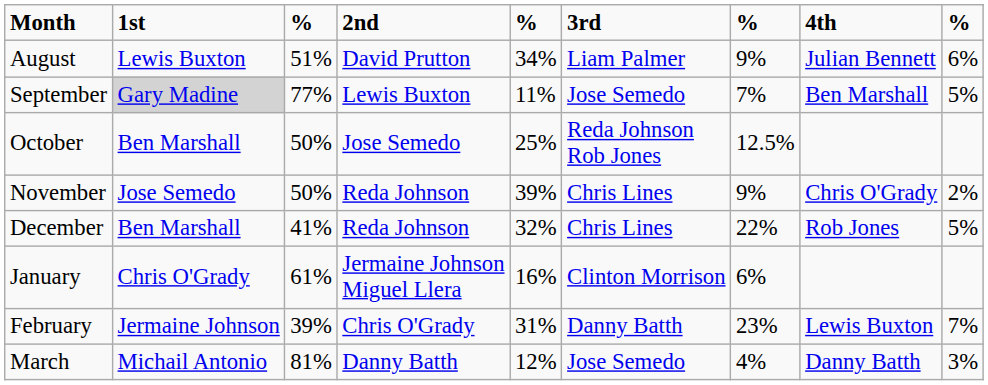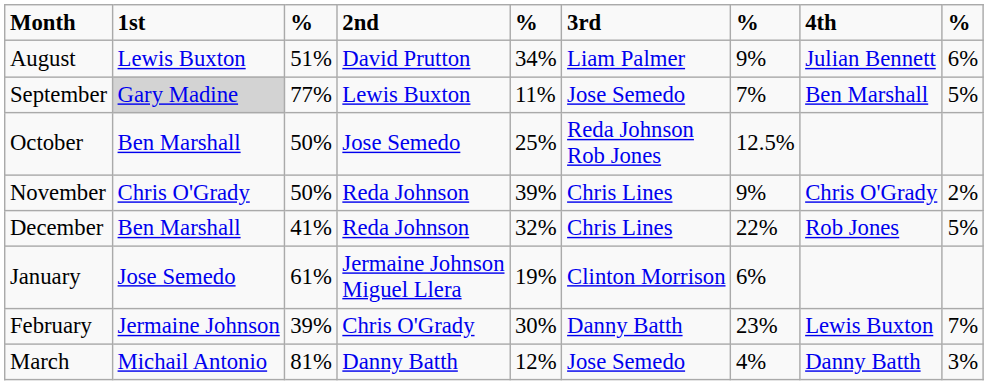(177, 192) Jose Semedo -> (184, 192) Chris O'Grady
(184, 277) Chris O'Grady -> (177, 277) Jose Semedo
(536, 277) 16% -> (536, 277) 19%
(536, 325) 31% -> (536, 325) 30%
